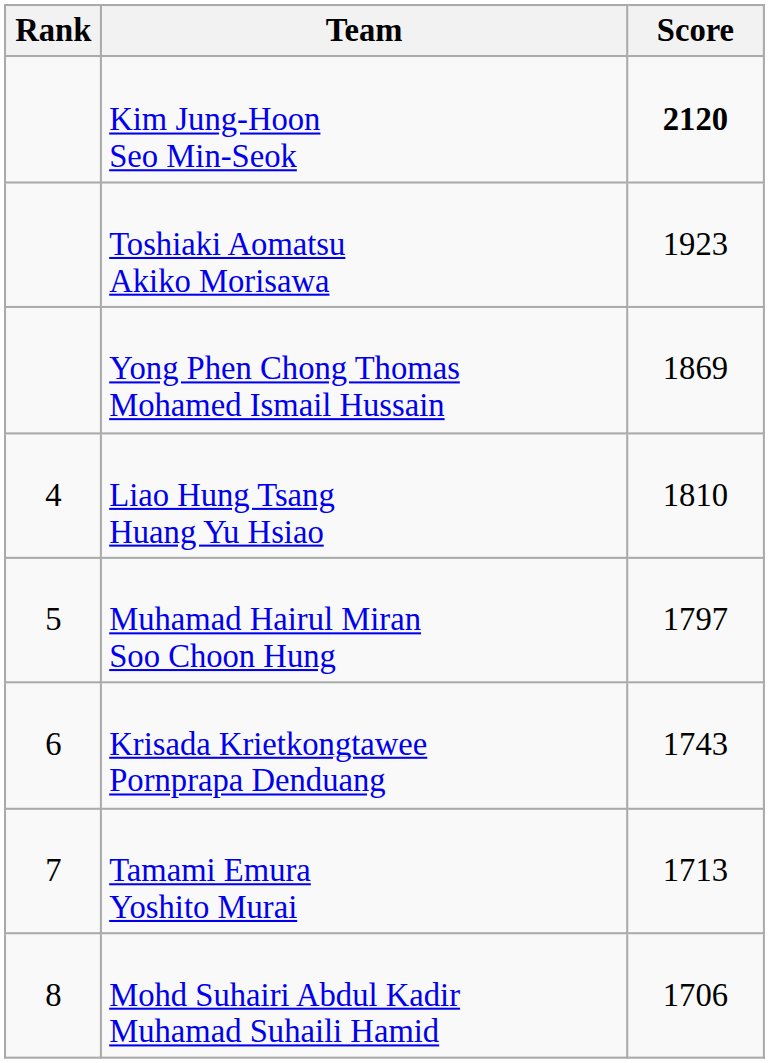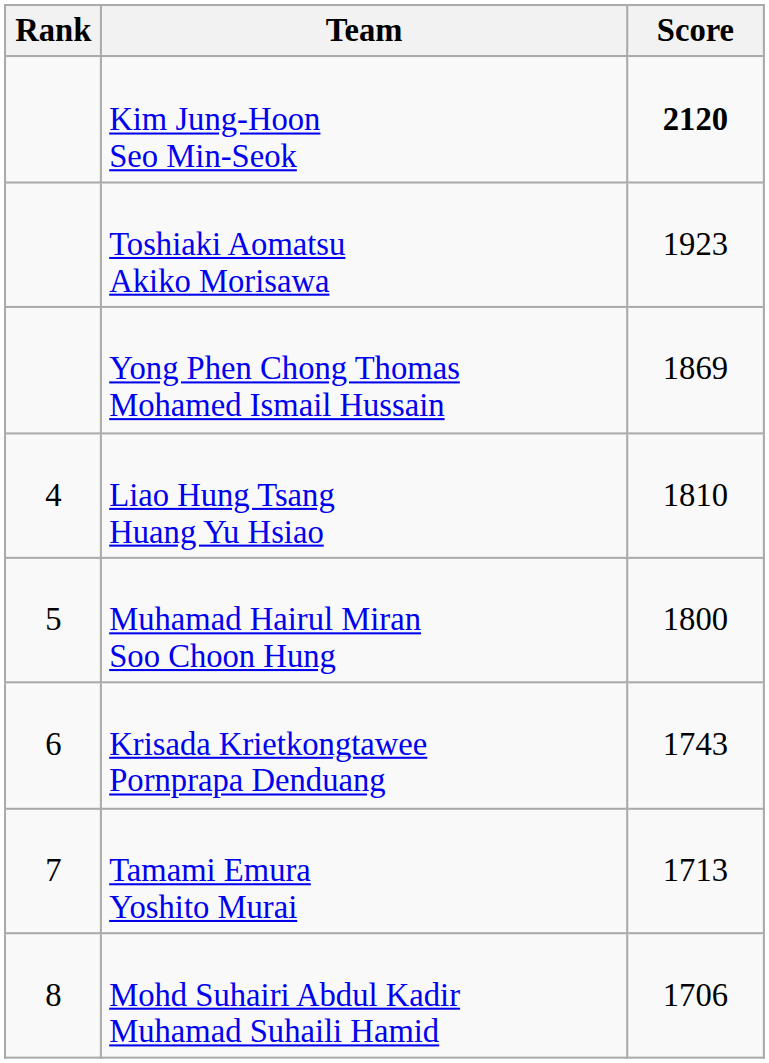(695, 619) 1797 -> (695, 619) 1800
